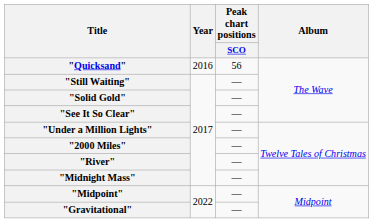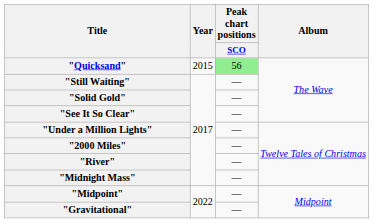(203, 66) 2016 -> (203, 66) 2015
(237, 66) no background -> (237, 66) lightgreen background
